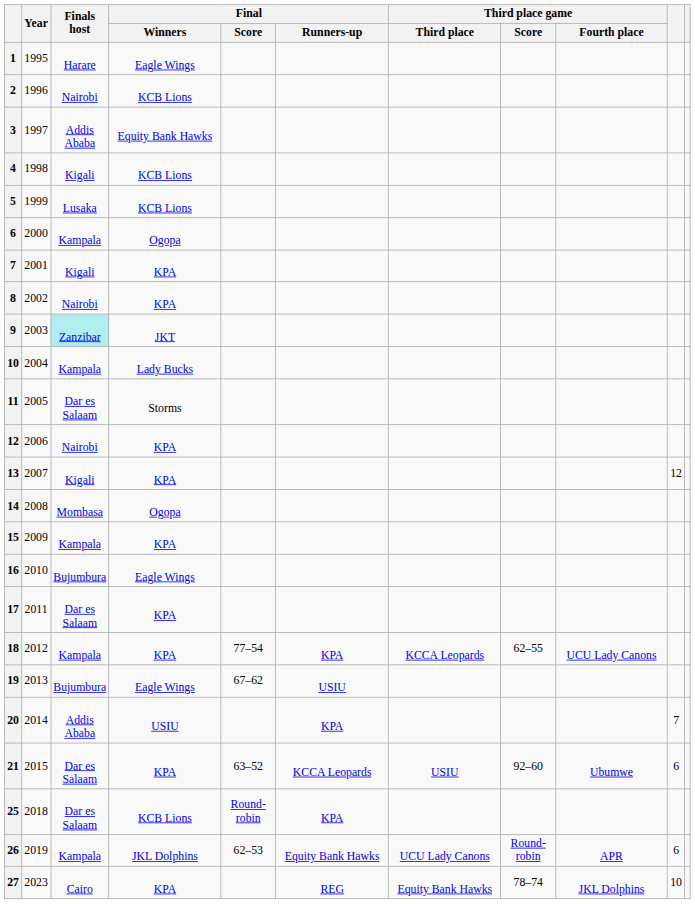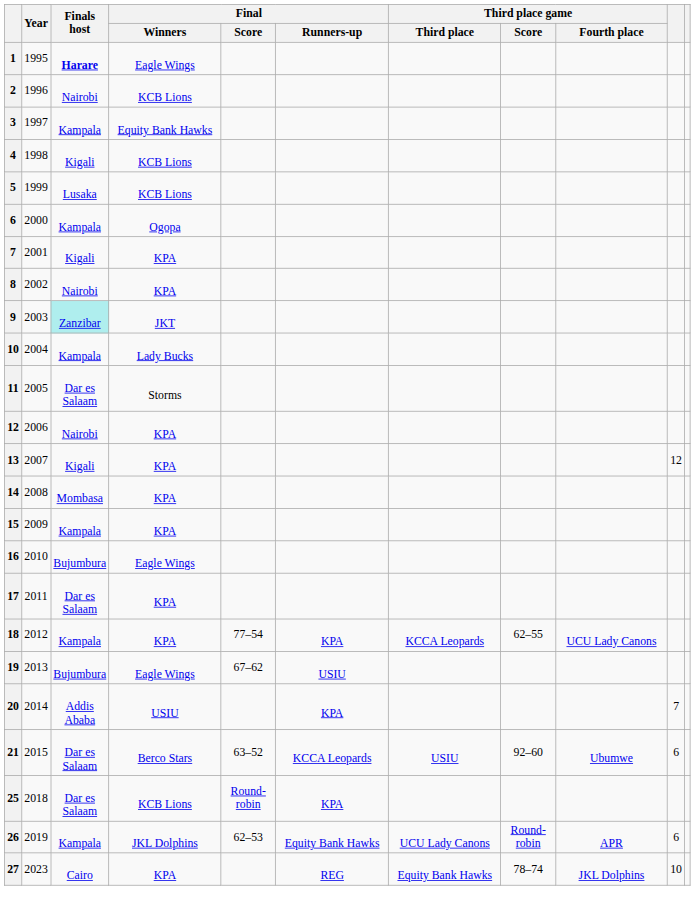(80, 65) normal -> (80, 65) bold
(80, 136) Addis Ababa -> (80, 129) Kampala
(165, 512) Ogopa -> (165, 498) KPA
(165, 772) KPA -> (165, 758) Berco Stars
